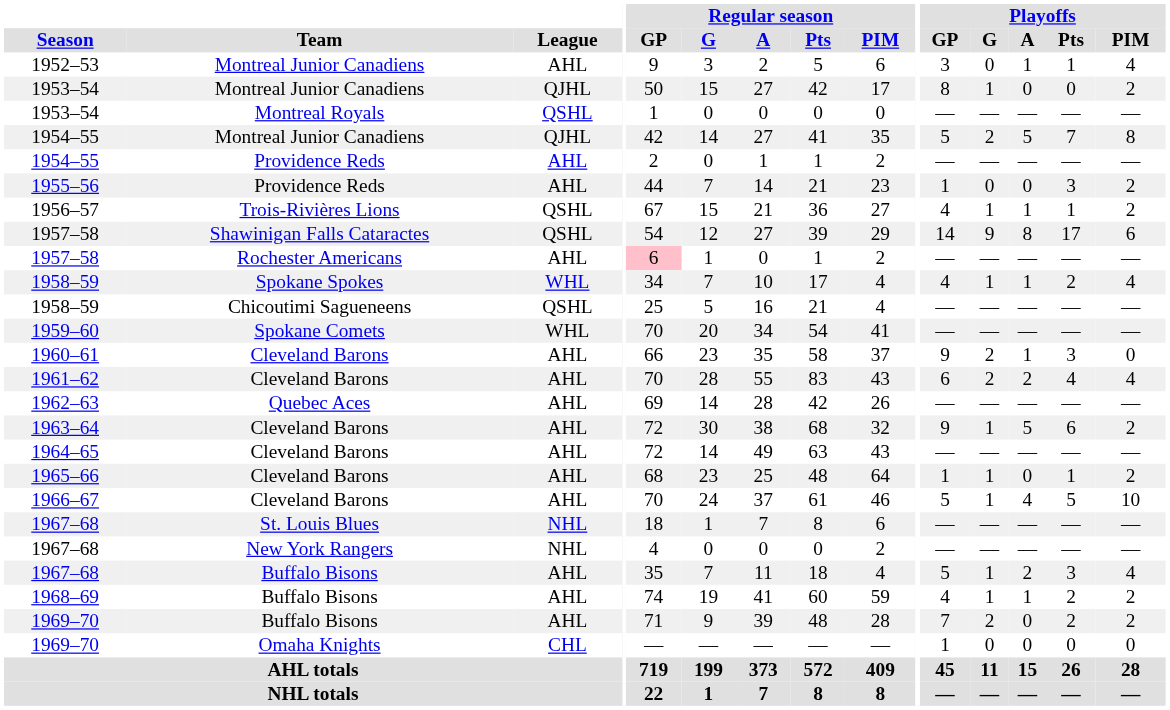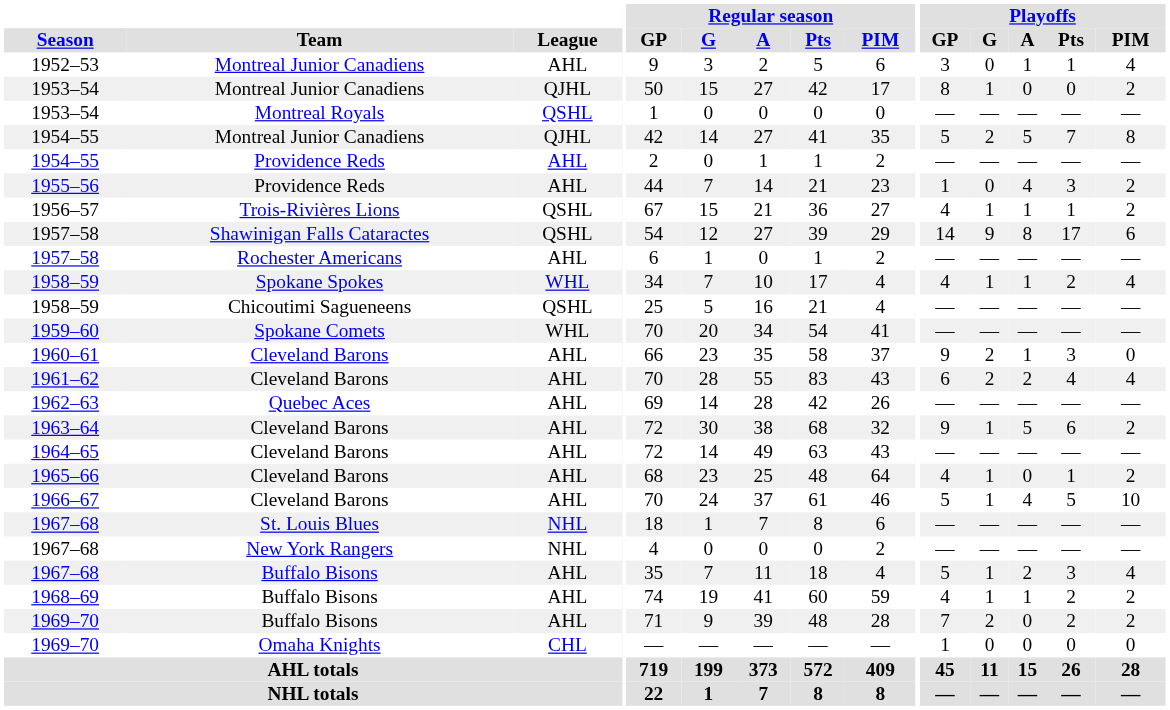(1027, 185) 0 -> (1027, 185) 4
(654, 257) pink background -> (654, 257) no background
(945, 475) 1 -> (945, 475) 4
